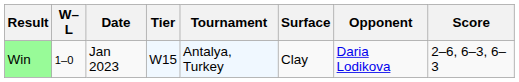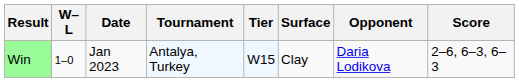columns swapped: (229, 22) <-> (163, 22)
